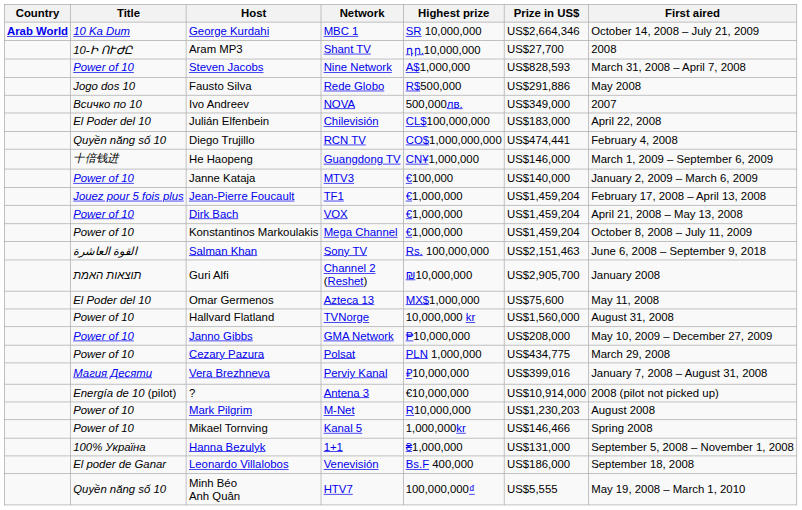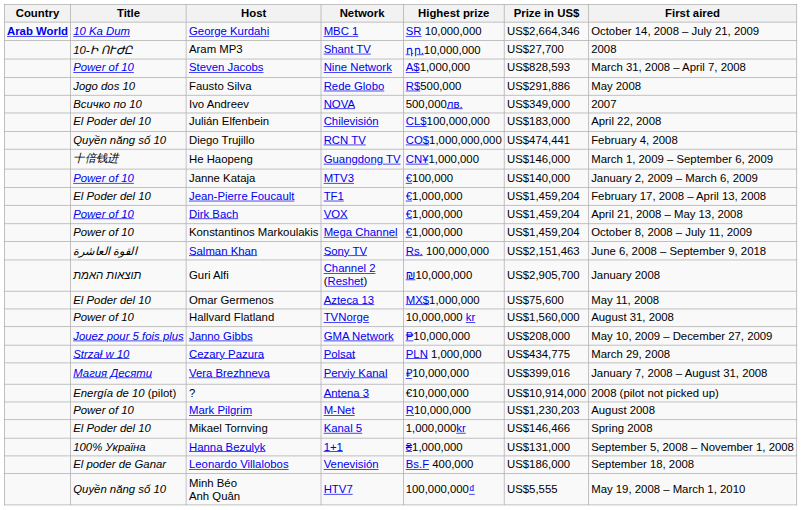(128, 196) Jouez pour 5 fois plus -> (112, 196) El Poder del 10
(104, 336) Power of 10 -> (128, 336) Jouez pour 5 fois plus
(104, 354) Power of 10 -> (101, 354) Strzał w 10
(104, 429) Power of 10 -> (112, 429) El Poder del 10
